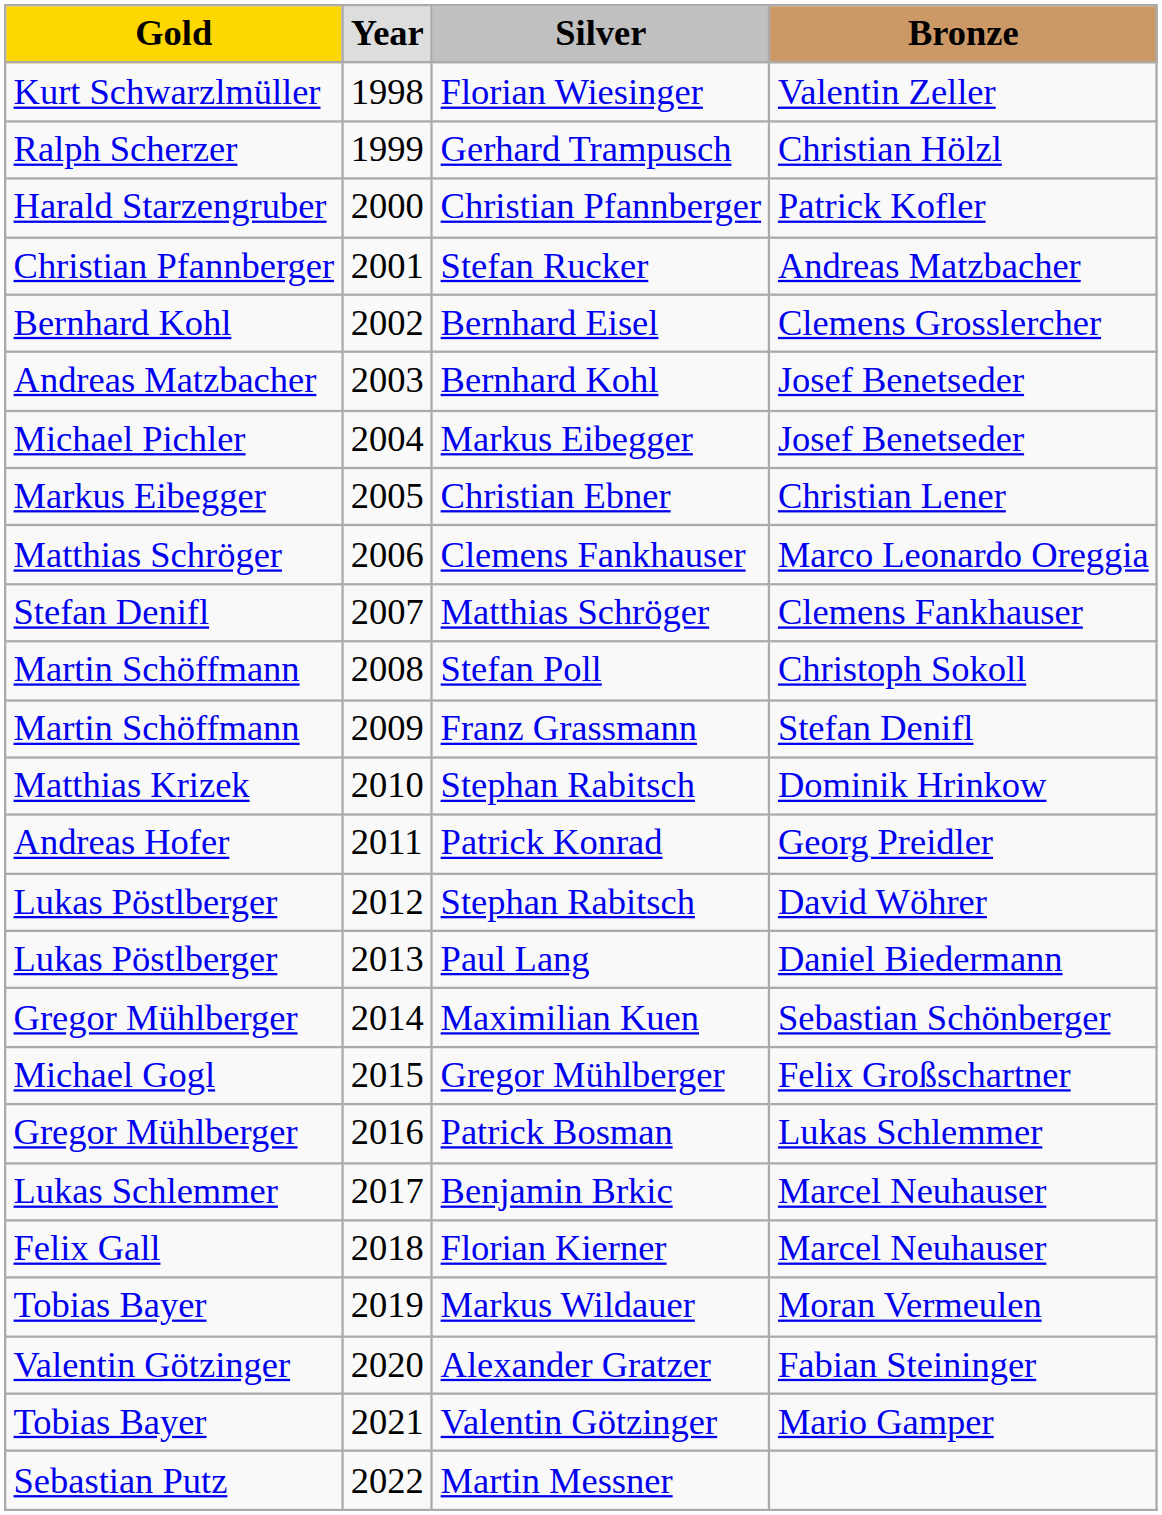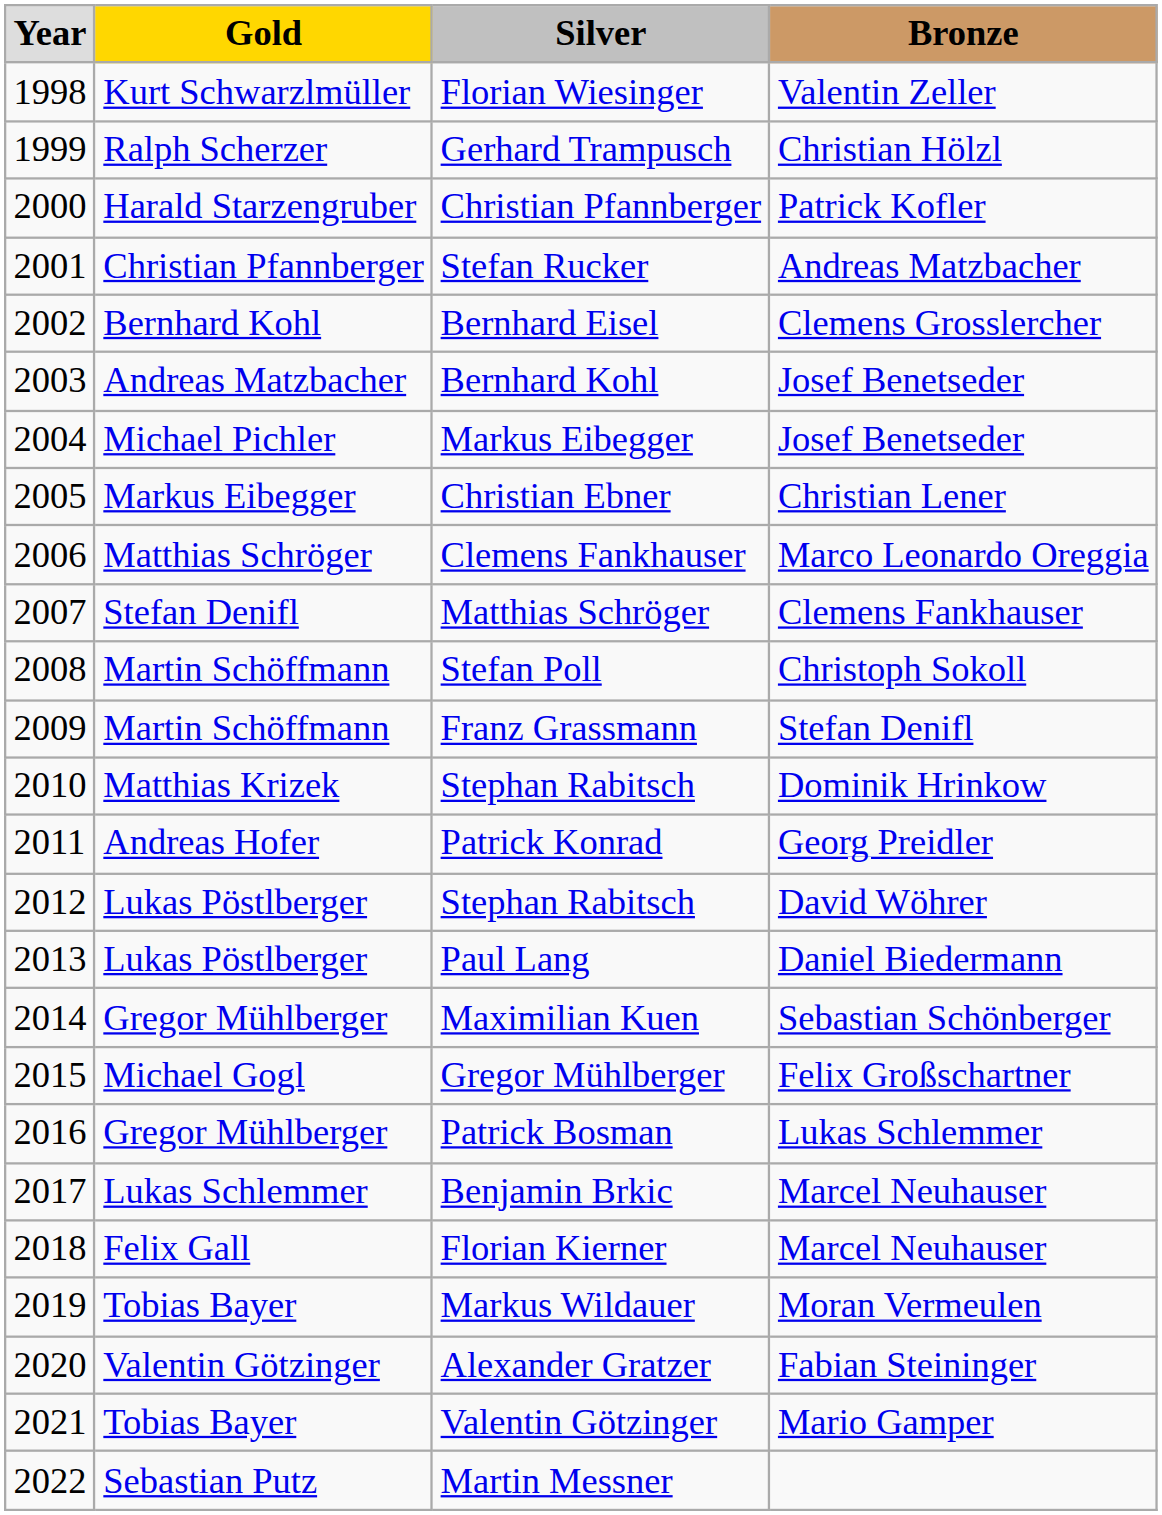columns swapped: (387, 33) <-> (174, 33)
